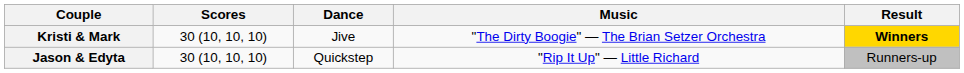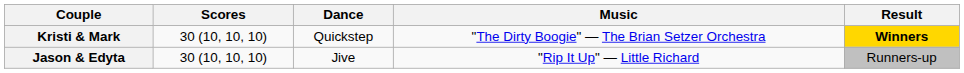(343, 36) Jive -> (343, 36) Quickstep
(343, 57) Quickstep -> (343, 57) Jive
